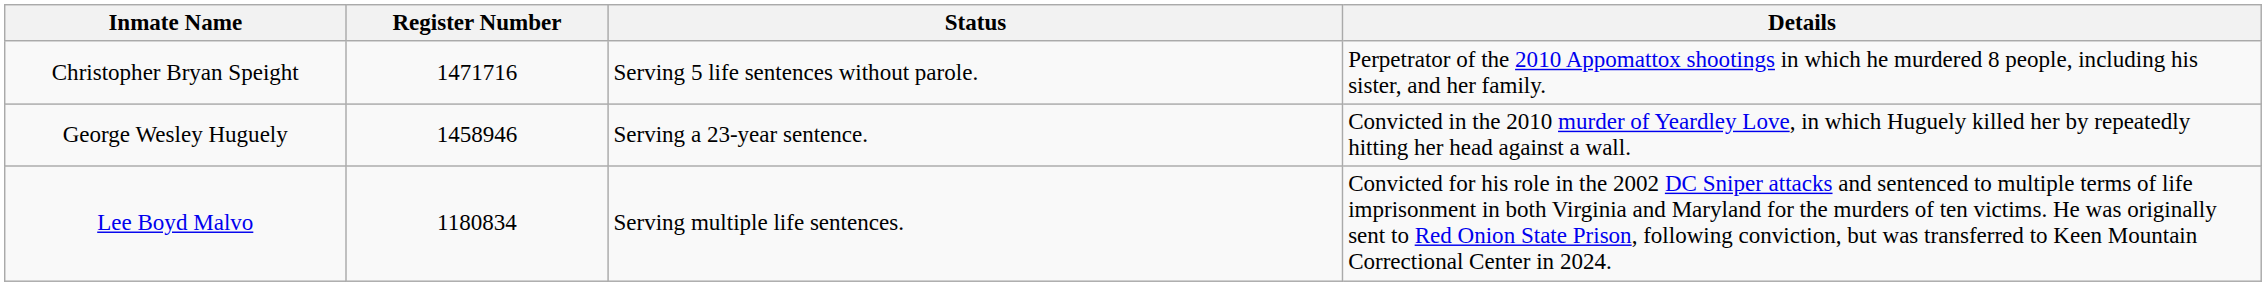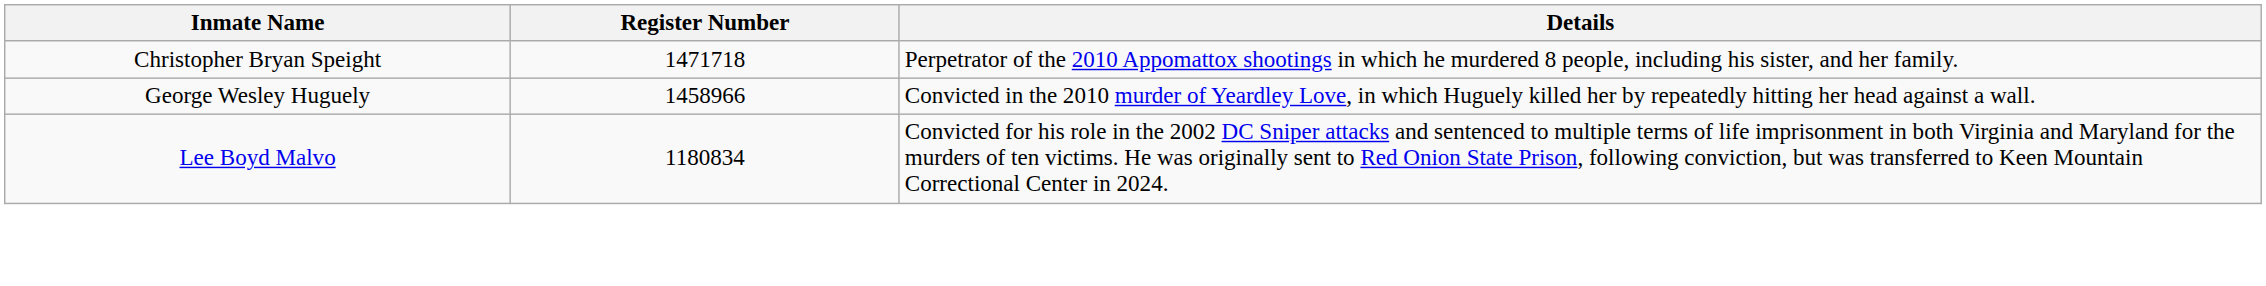- column: (975, 22)
(477, 72) 1471716 -> (705, 59) 1471718
(477, 134) 1458946 -> (705, 95) 1458966
